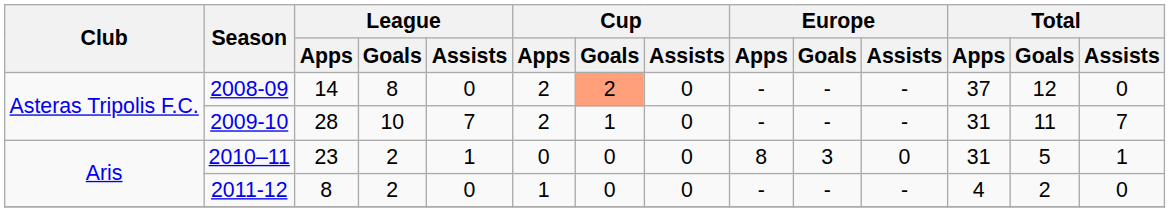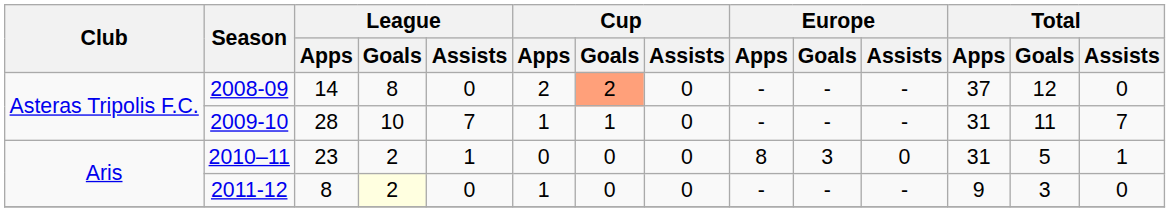(544, 122) 2 -> (544, 122) 1
(392, 190) no background -> (392, 190) lightyellow background
(979, 190) 4 -> (979, 190) 9
(1045, 190) 2 -> (1045, 190) 3
